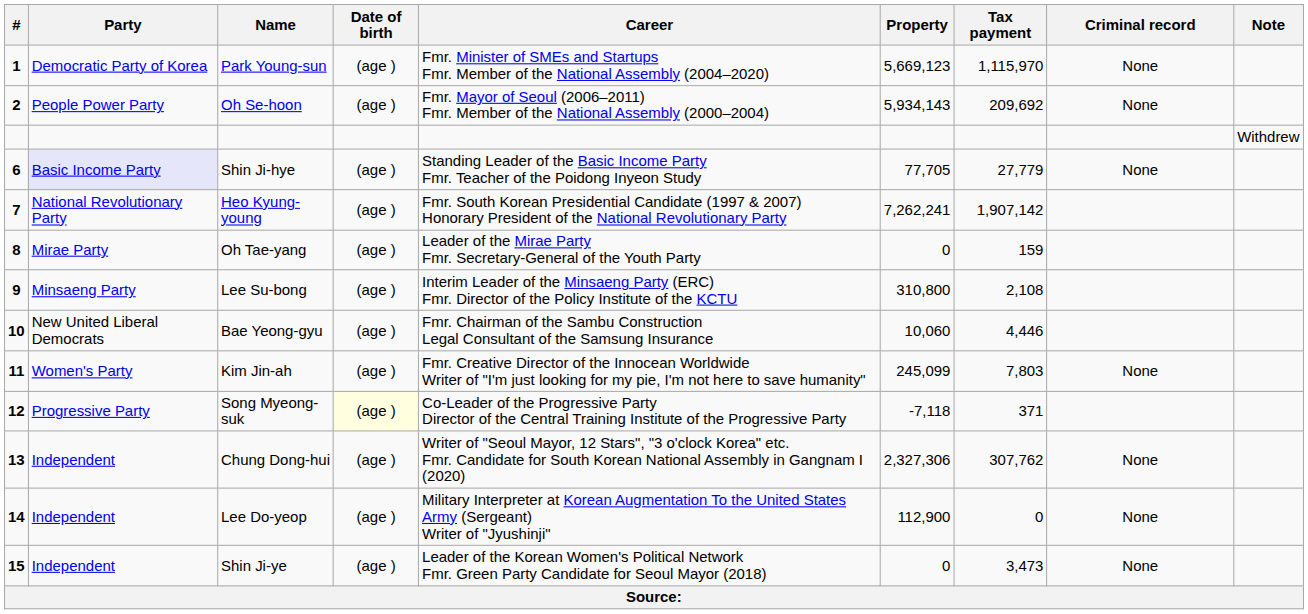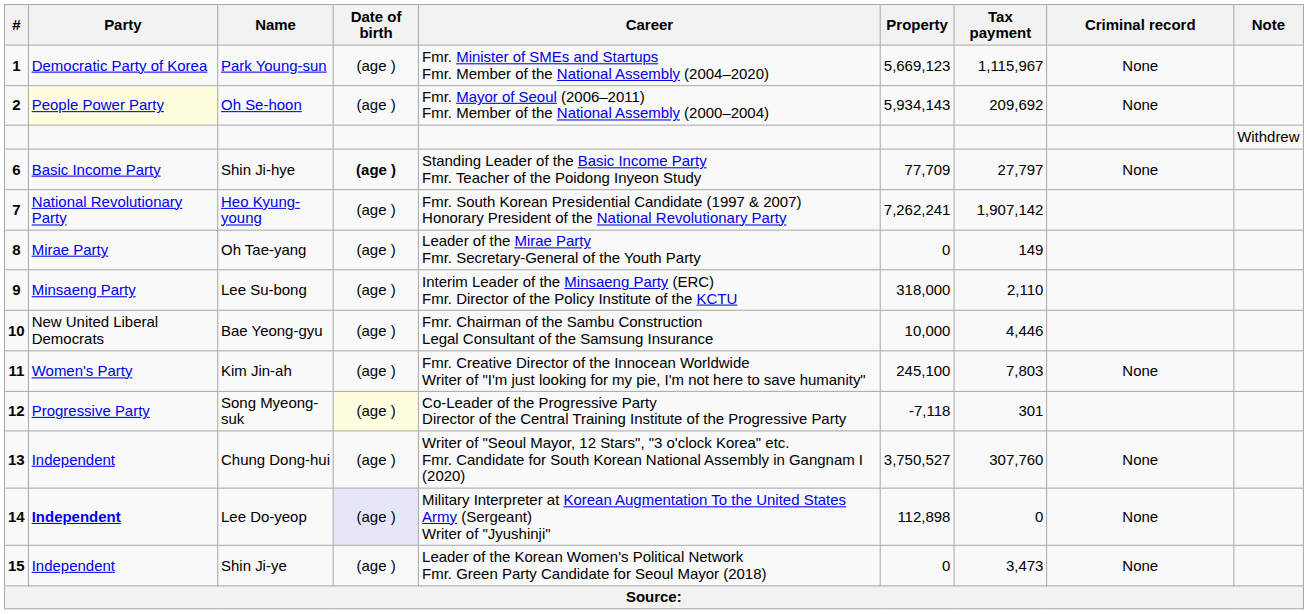(1011, 65) 1,115,970 -> (1011, 65) 1,115,967
(98, 106) no background -> (98, 106) lightyellow background
(96, 170) lavender background -> (96, 170) no background
(376, 170) normal -> (376, 170) bold
(928, 170) 77,705 -> (928, 170) 77,709
(1020, 170) 27,779 -> (1020, 170) 27,797
(1031, 250) 159 -> (1031, 250) 149
(923, 291) 310,800 -> (923, 291) 318,000
(1025, 291) 2,108 -> (1025, 291) 2,110
(928, 331) 10,060 -> (928, 331) 10,000
(923, 371) 245,099 -> (923, 371) 245,100
(1031, 411) 371 -> (1031, 411) 301
(917, 460) 2,327,306 -> (917, 460) 3,750,527
(1016, 460) 307,762 -> (1016, 460) 307,760
(73, 517) normal -> (76, 517) bold
(376, 517) no background -> (376, 517) lavender background
(924, 517) 112,900 -> (924, 517) 112,898
